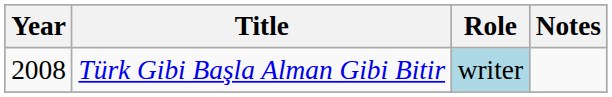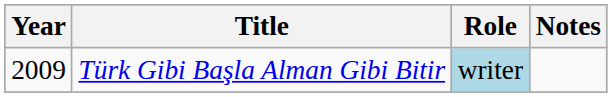(39, 69) 2008 -> (39, 69) 2009
